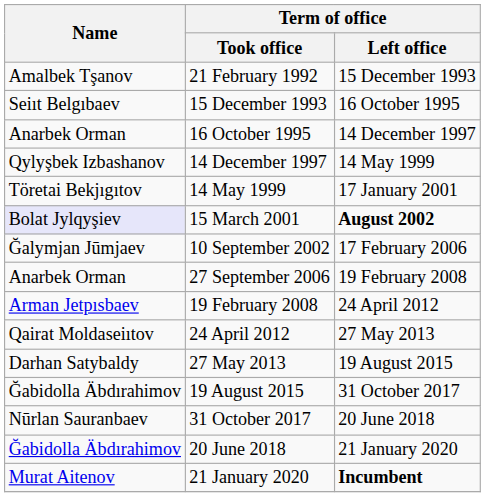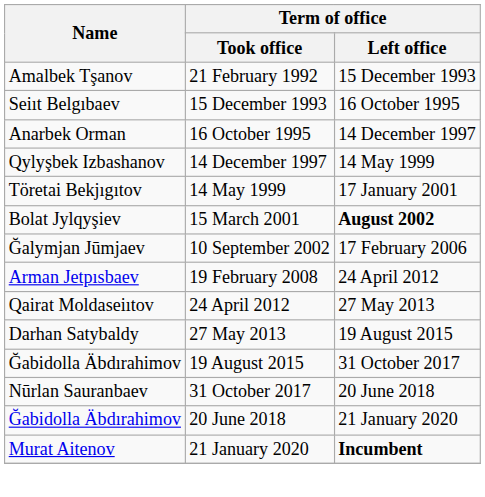(65, 219) lavender background -> (65, 219) no background
- row: (260, 276)
